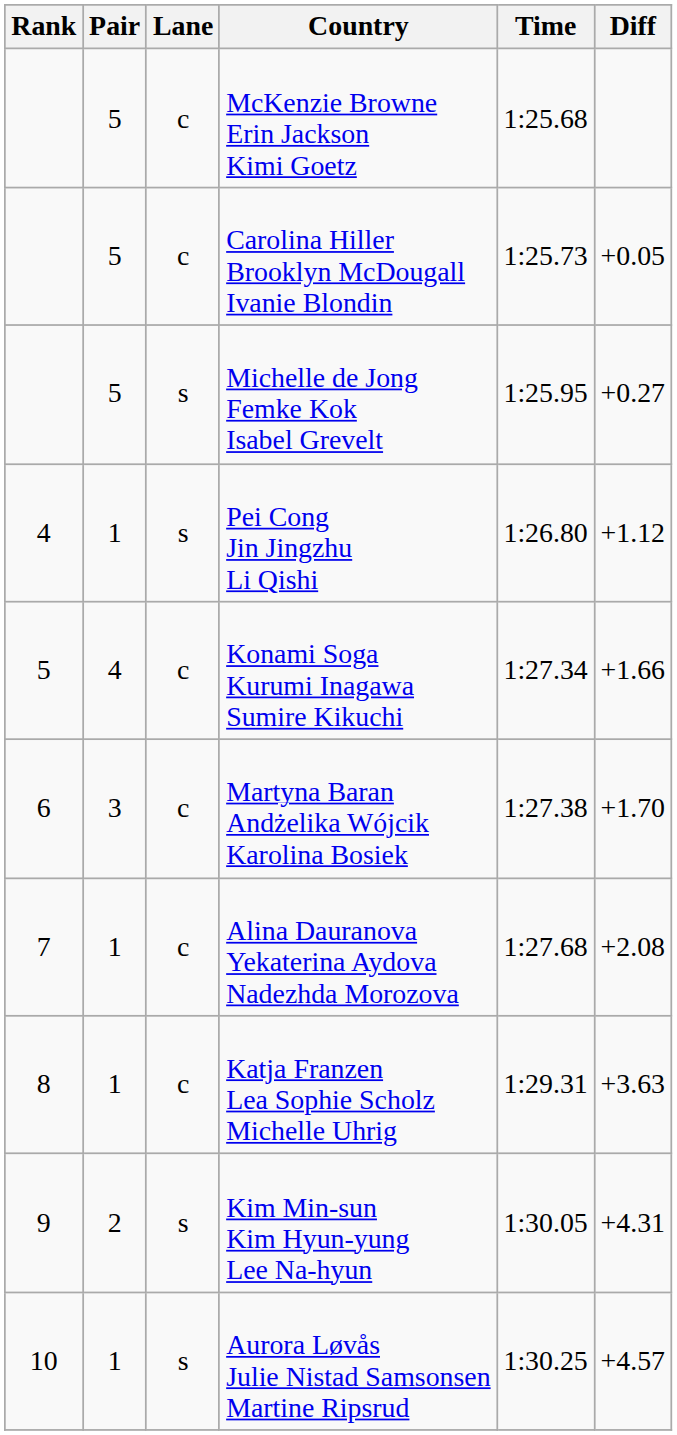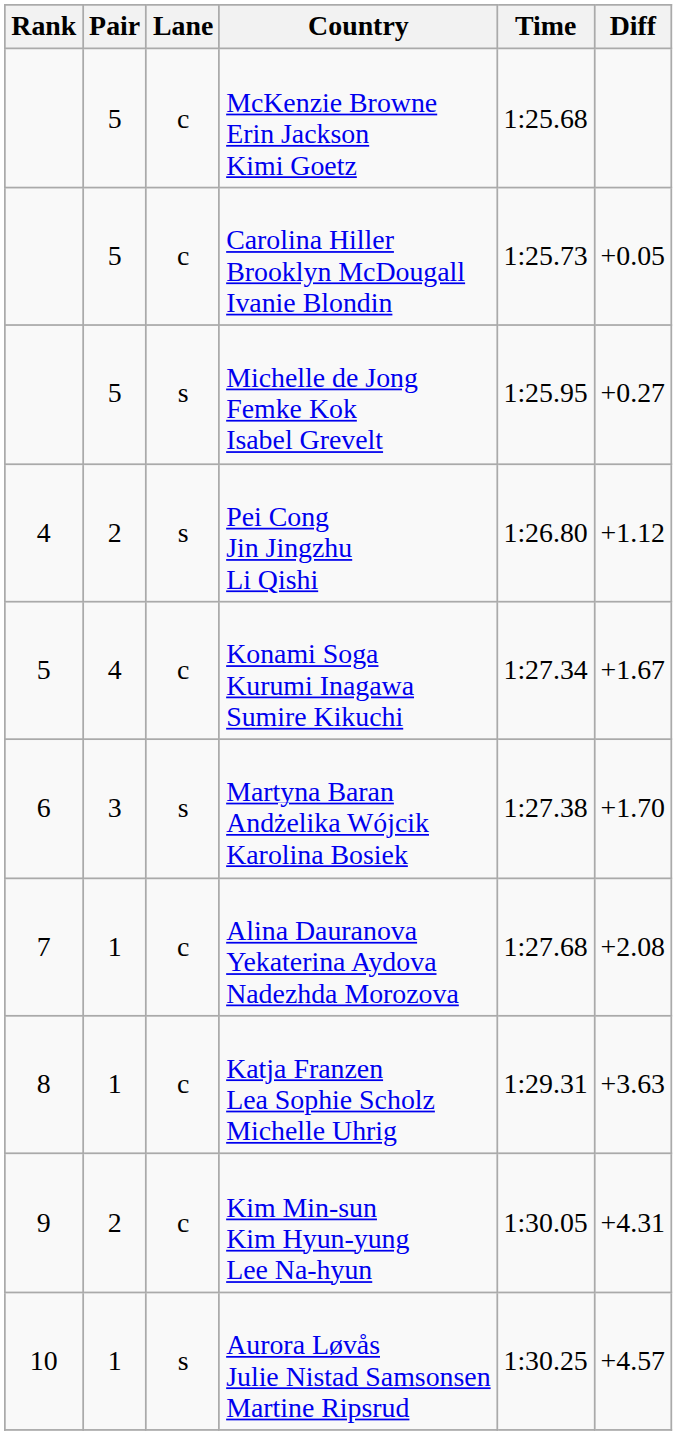(115, 532) 1 -> (115, 532) 2
(633, 670) +1.66 -> (633, 670) +1.67
(183, 808) c -> (183, 808) s
(183, 1222) s -> (183, 1222) c
